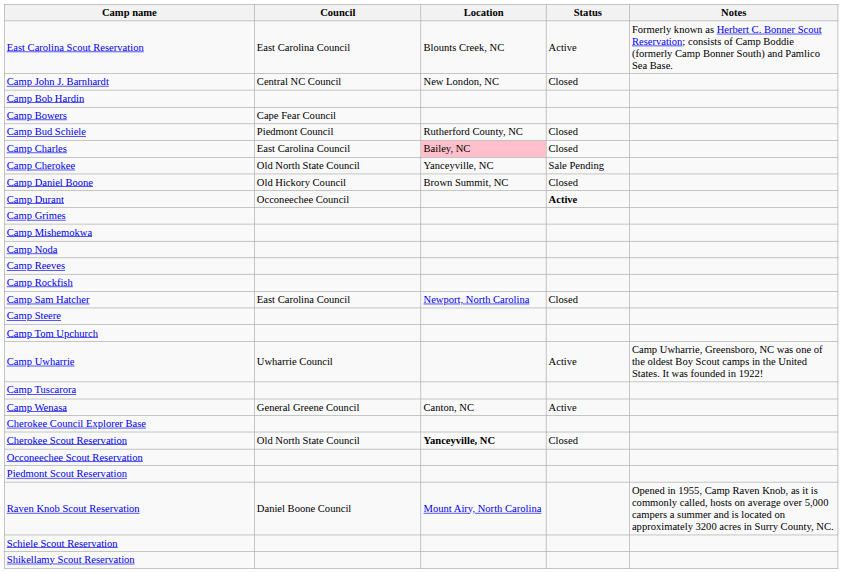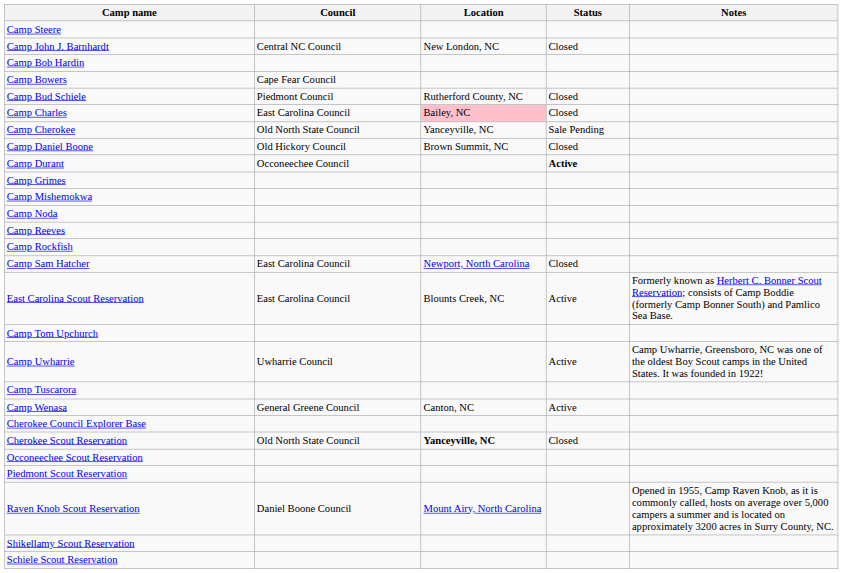rows swapped: (75, 47) <-> (34, 316)
rows swapped: (62, 543) <-> (71, 560)
